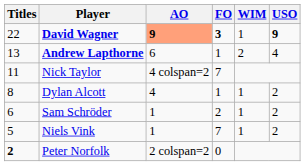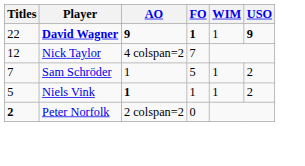(152, 33) lightsalmon background -> (127, 33) no background
(218, 33) 3 -> (193, 33) 1
- row: (93, 53)
(13, 72) 11 -> (13, 53) 12
- row: (74, 92)
(10, 111) 6 -> (10, 72) 7
(218, 111) 2 -> (193, 72) 5
(152, 131) normal -> (127, 92) bold
(218, 131) 7 -> (193, 92) 1
